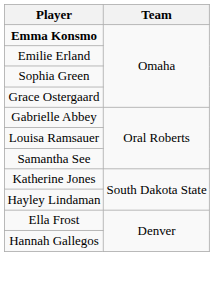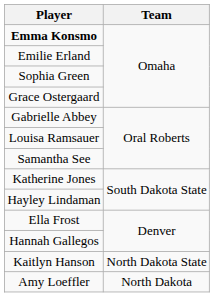+ row: (54, 261)
+ row: (54, 281)
